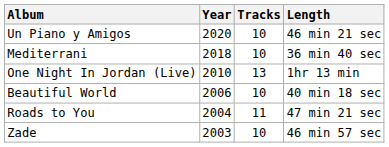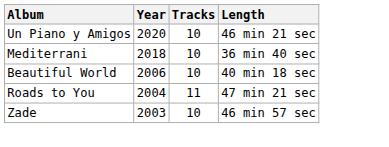- row: (102, 73)
